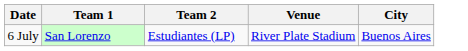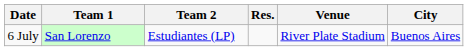+ column: (263, 14)
